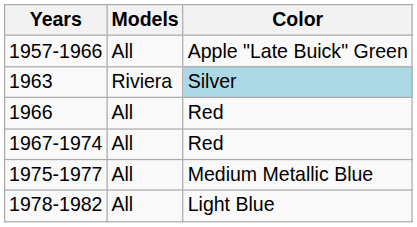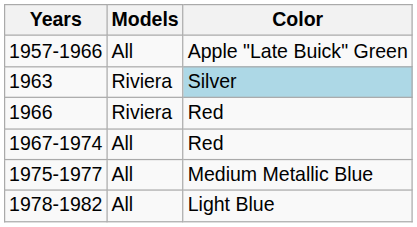(122, 112) All -> (142, 112) Riviera
